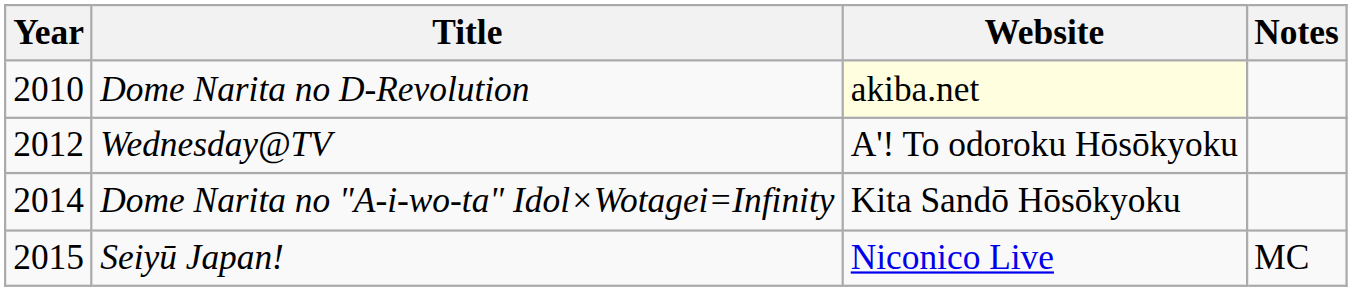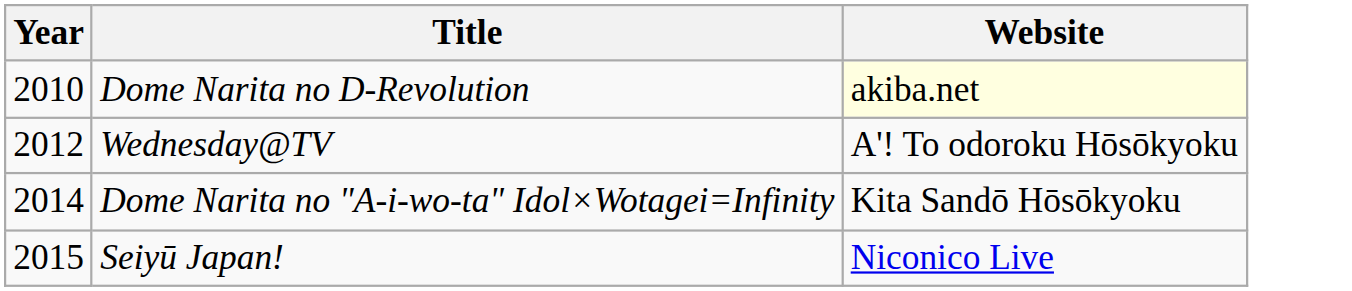- column: (1297, 32)
